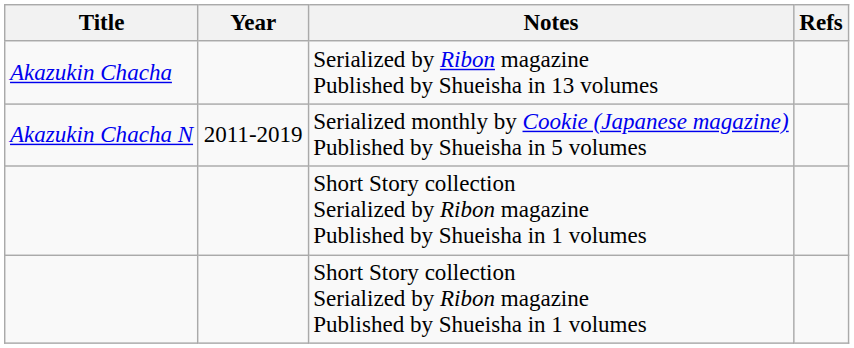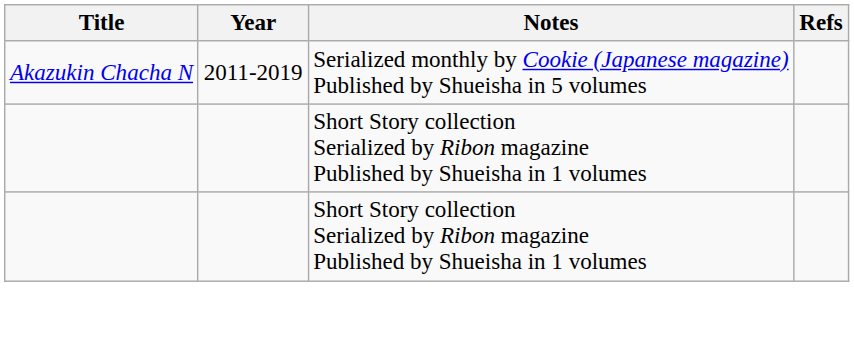- row: (91, 72)
